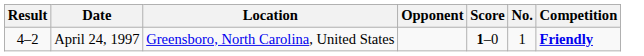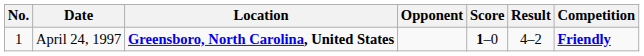columns swapped: (522, 16) <-> (28, 16)
(270, 39) normal -> (261, 39) bold
